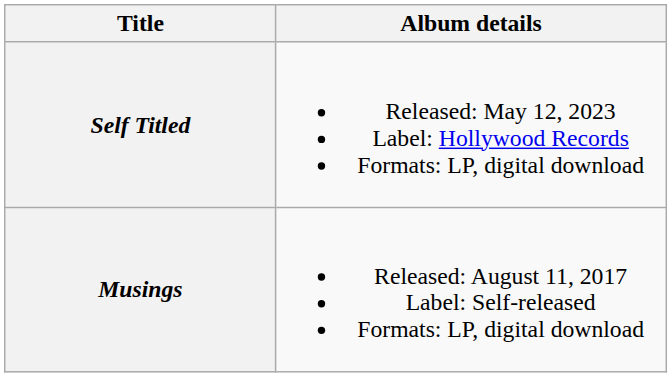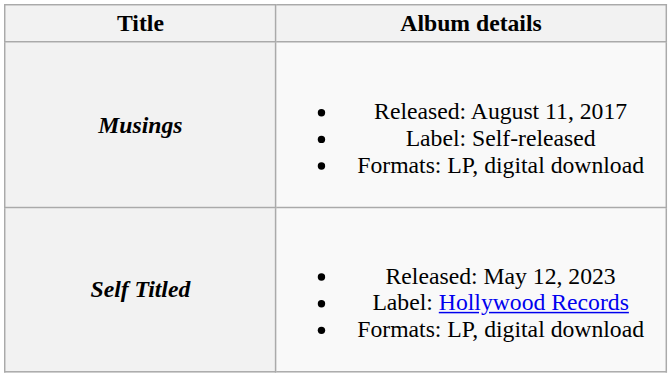rows swapped: (140, 289) <-> (140, 124)
